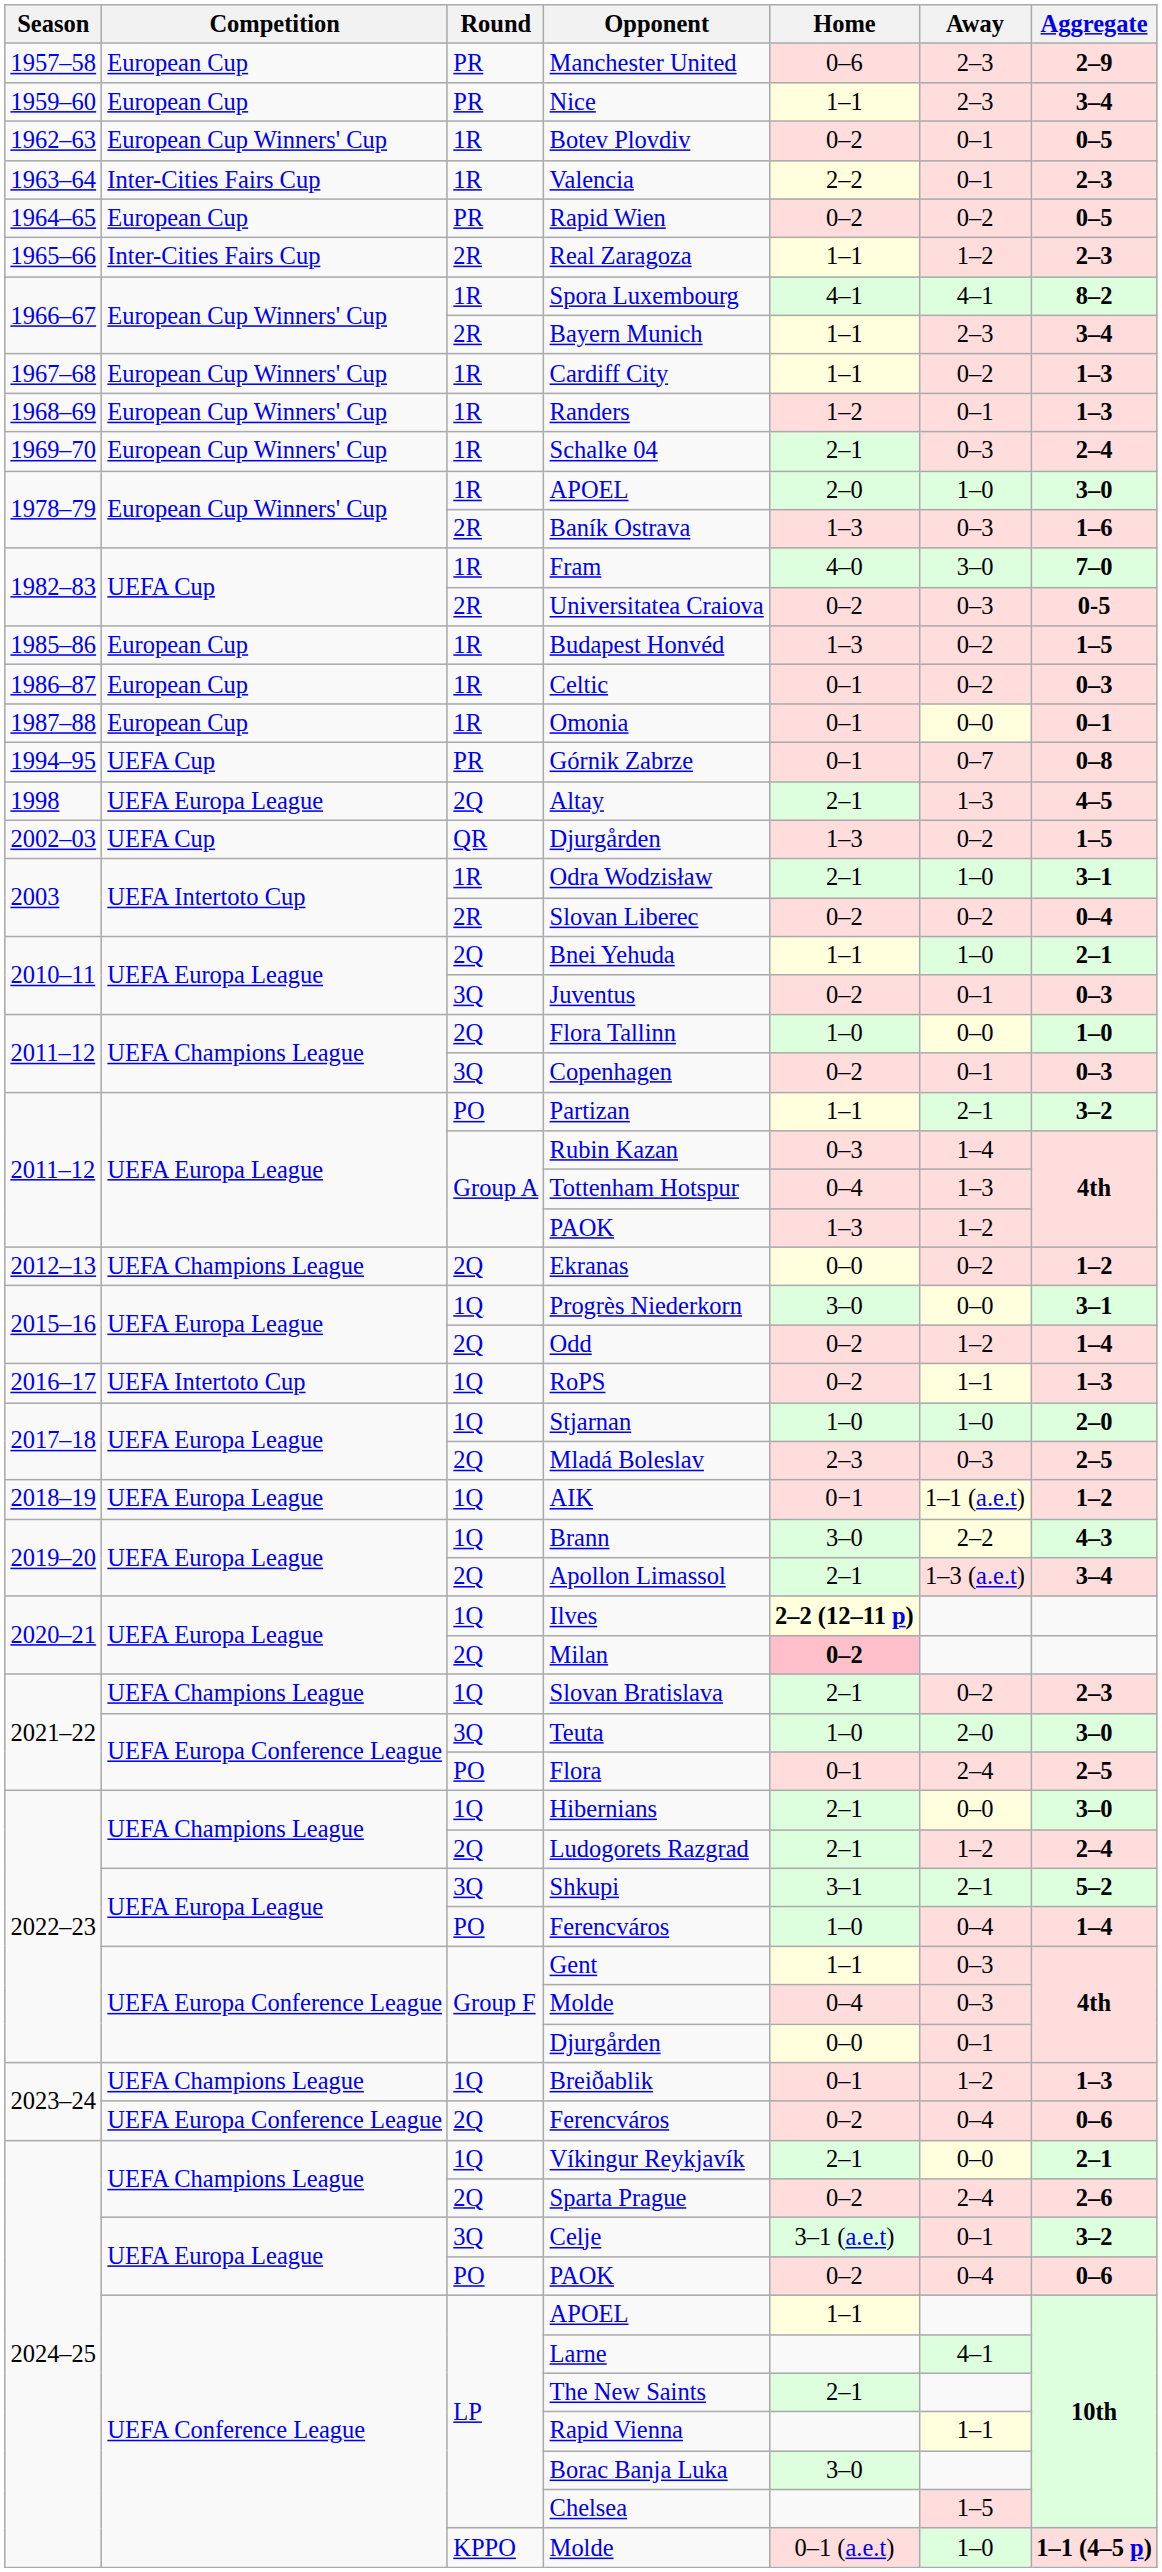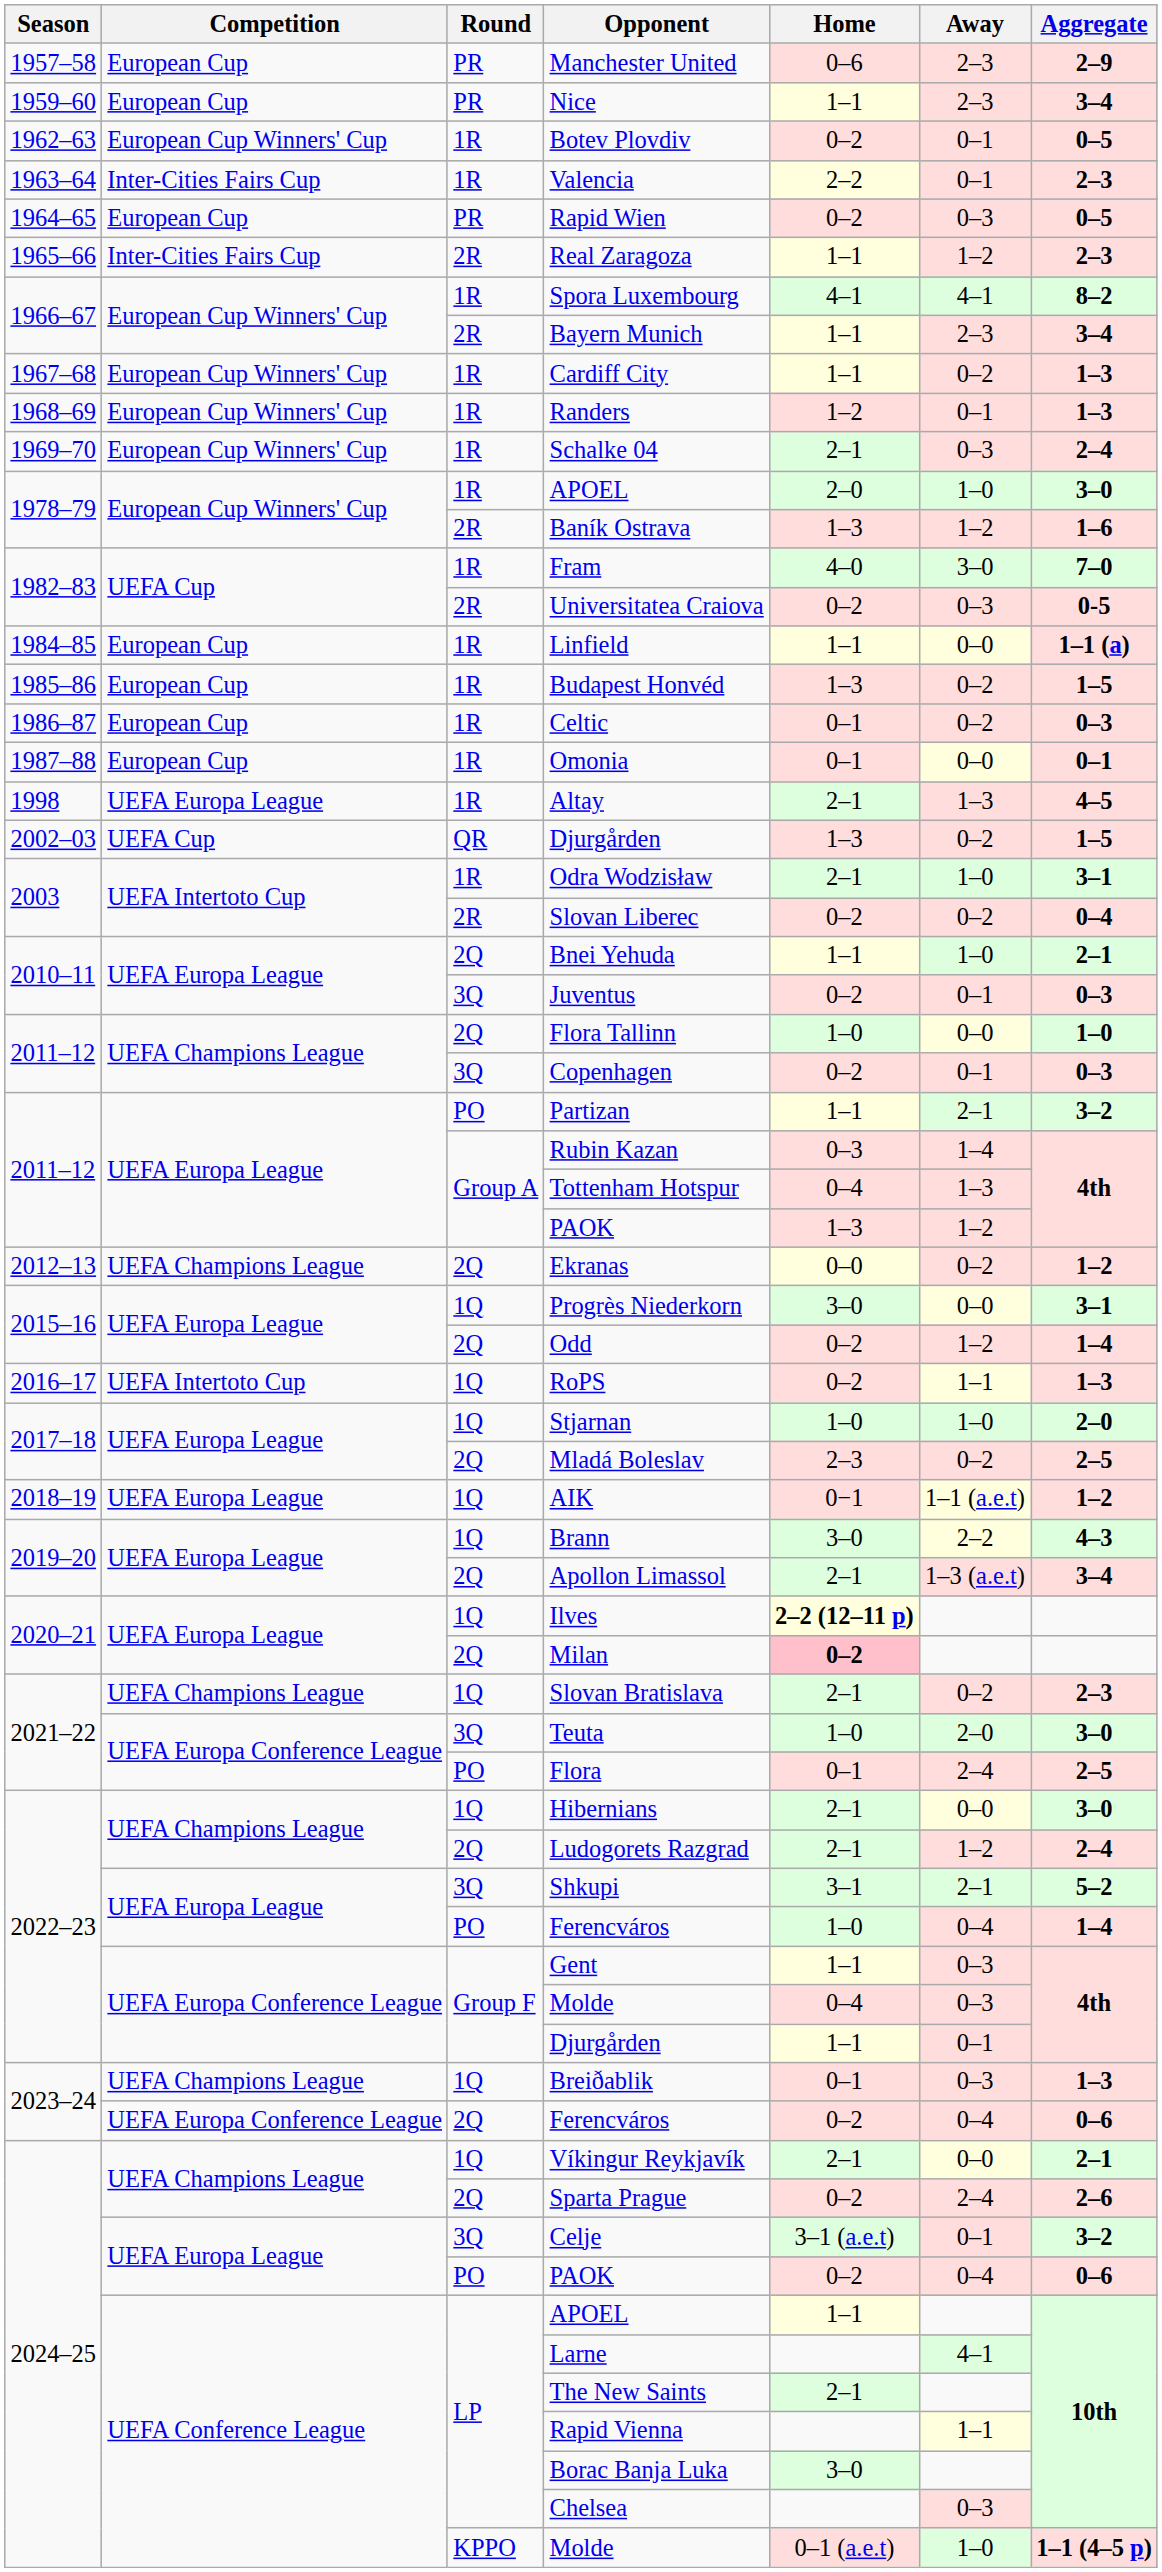(975, 218) 0–2 -> (975, 218) 0–3
(975, 528) 0–3 -> (975, 528) 1–2
+ row: (53, 645)
- row: (53, 761)
(468, 800) 2Q -> (468, 800) 1R
(975, 1460) 0–3 -> (975, 1460) 0–2
(844, 2042) 0–0 -> (844, 2042) 1–1
(975, 2081) 1–2 -> (975, 2081) 0–3
(975, 2508) 1–5 -> (975, 2508) 0–3
